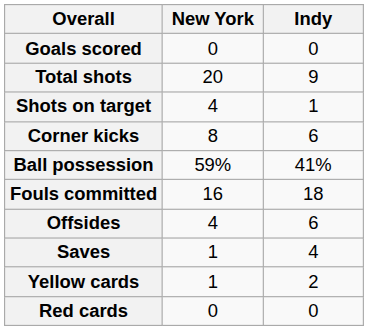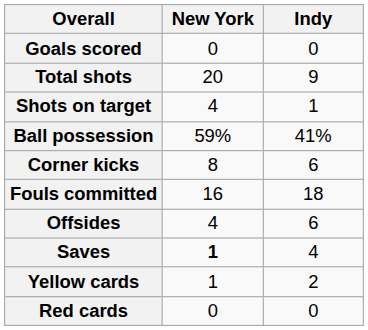rows swapped: (84, 164) <-> (84, 135)
(213, 252) normal -> (213, 252) bold
